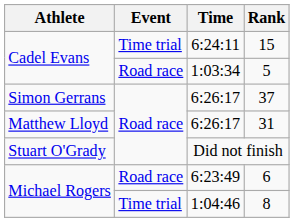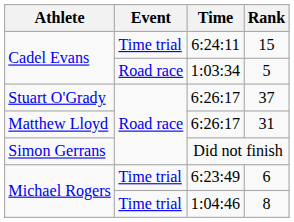(57, 97) Simon Gerrans -> (57, 97) Stuart O'Grady
(57, 151) Stuart O'Grady -> (57, 151) Simon Gerrans
(151, 177) Road race -> (150, 177) Time trial
